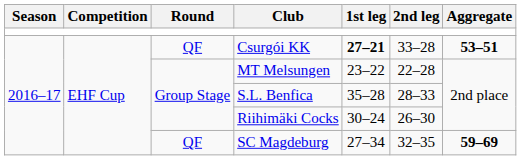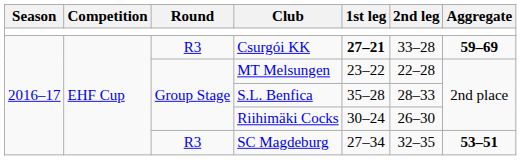(192, 47) QF -> (192, 47) R3
(479, 47) 53–51 -> (479, 47) 59–69
(192, 142) QF -> (192, 142) R3
(479, 142) 59–69 -> (479, 142) 53–51
